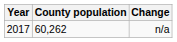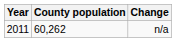(18, 29) 2017 -> (18, 29) 2011
